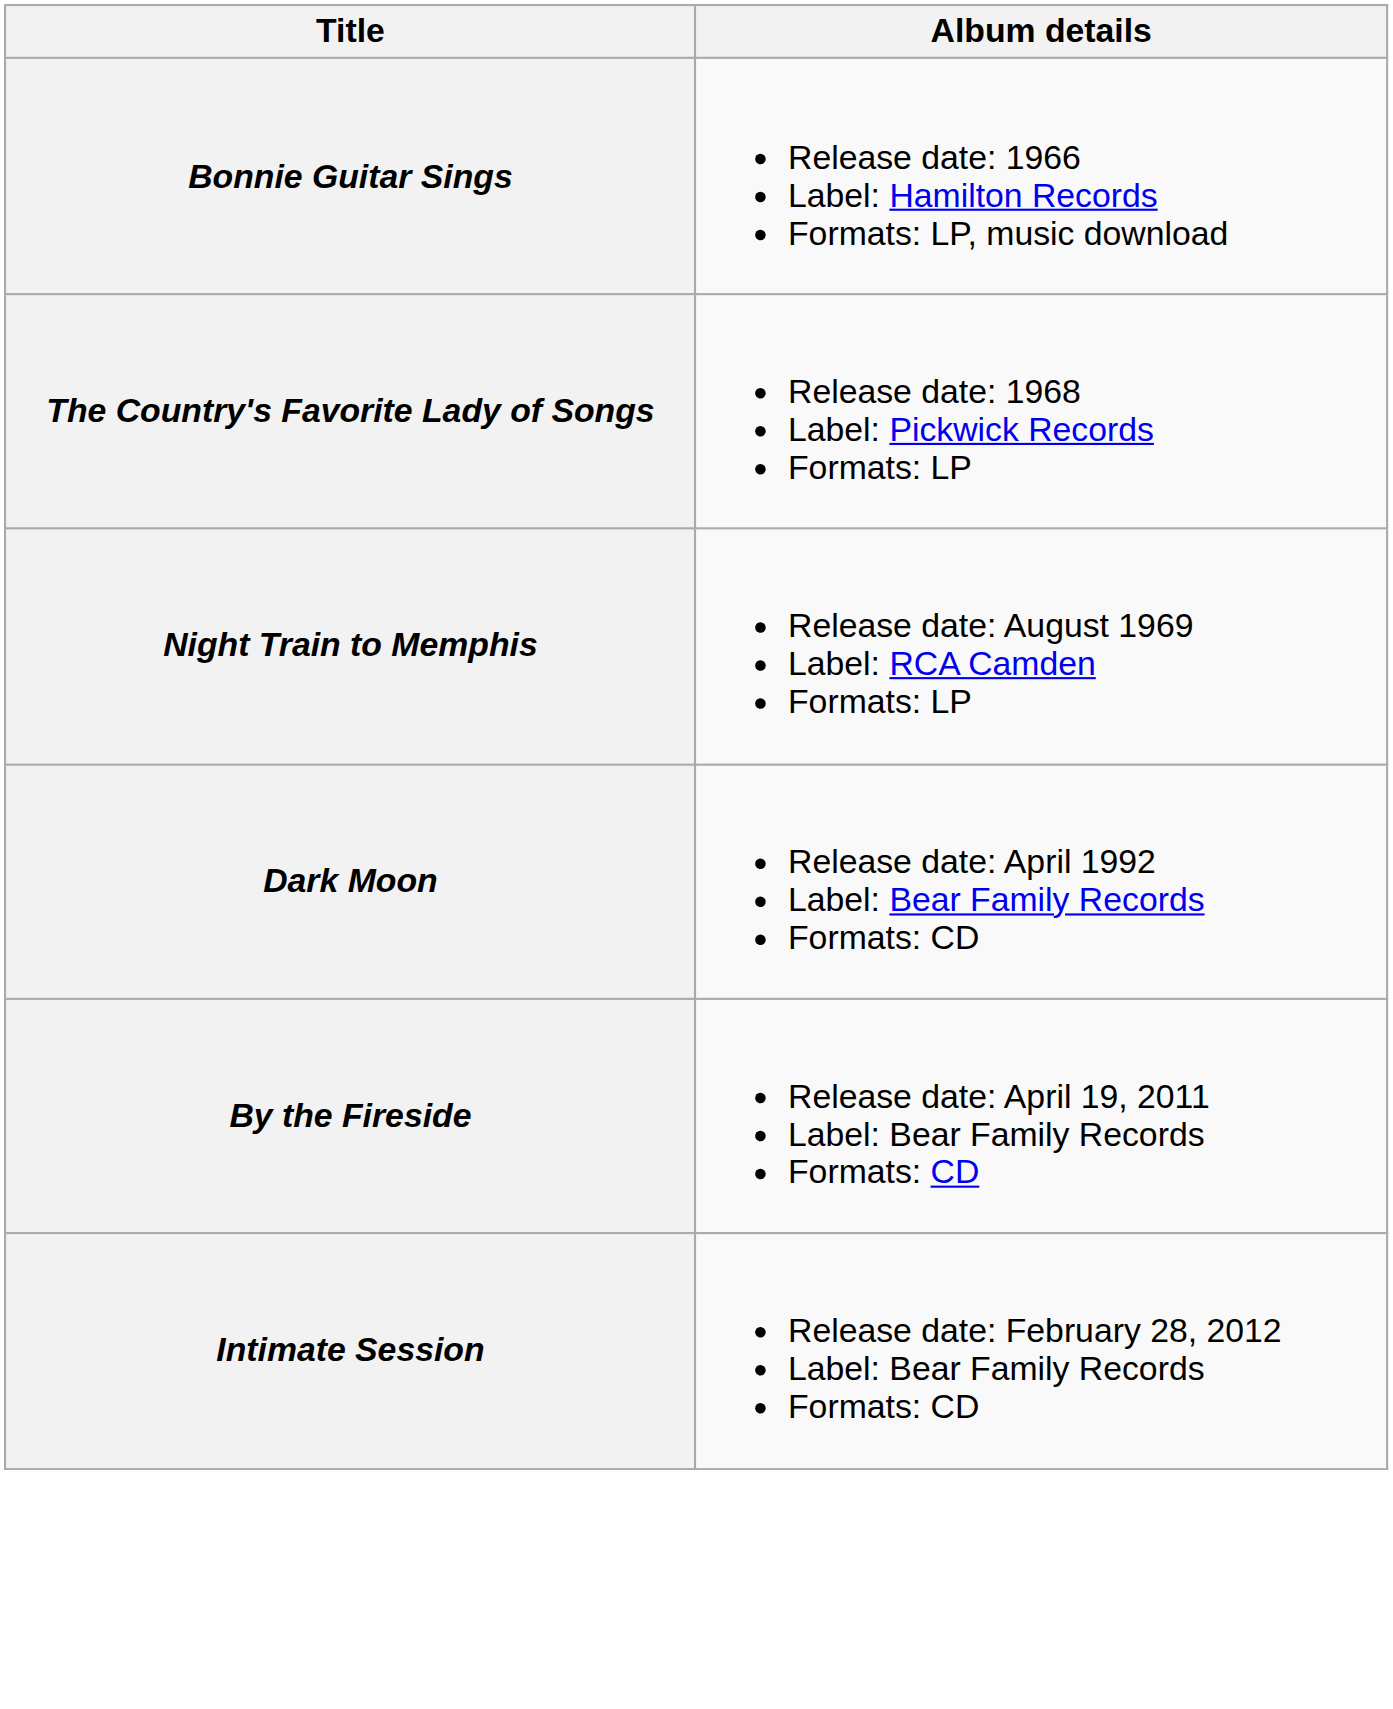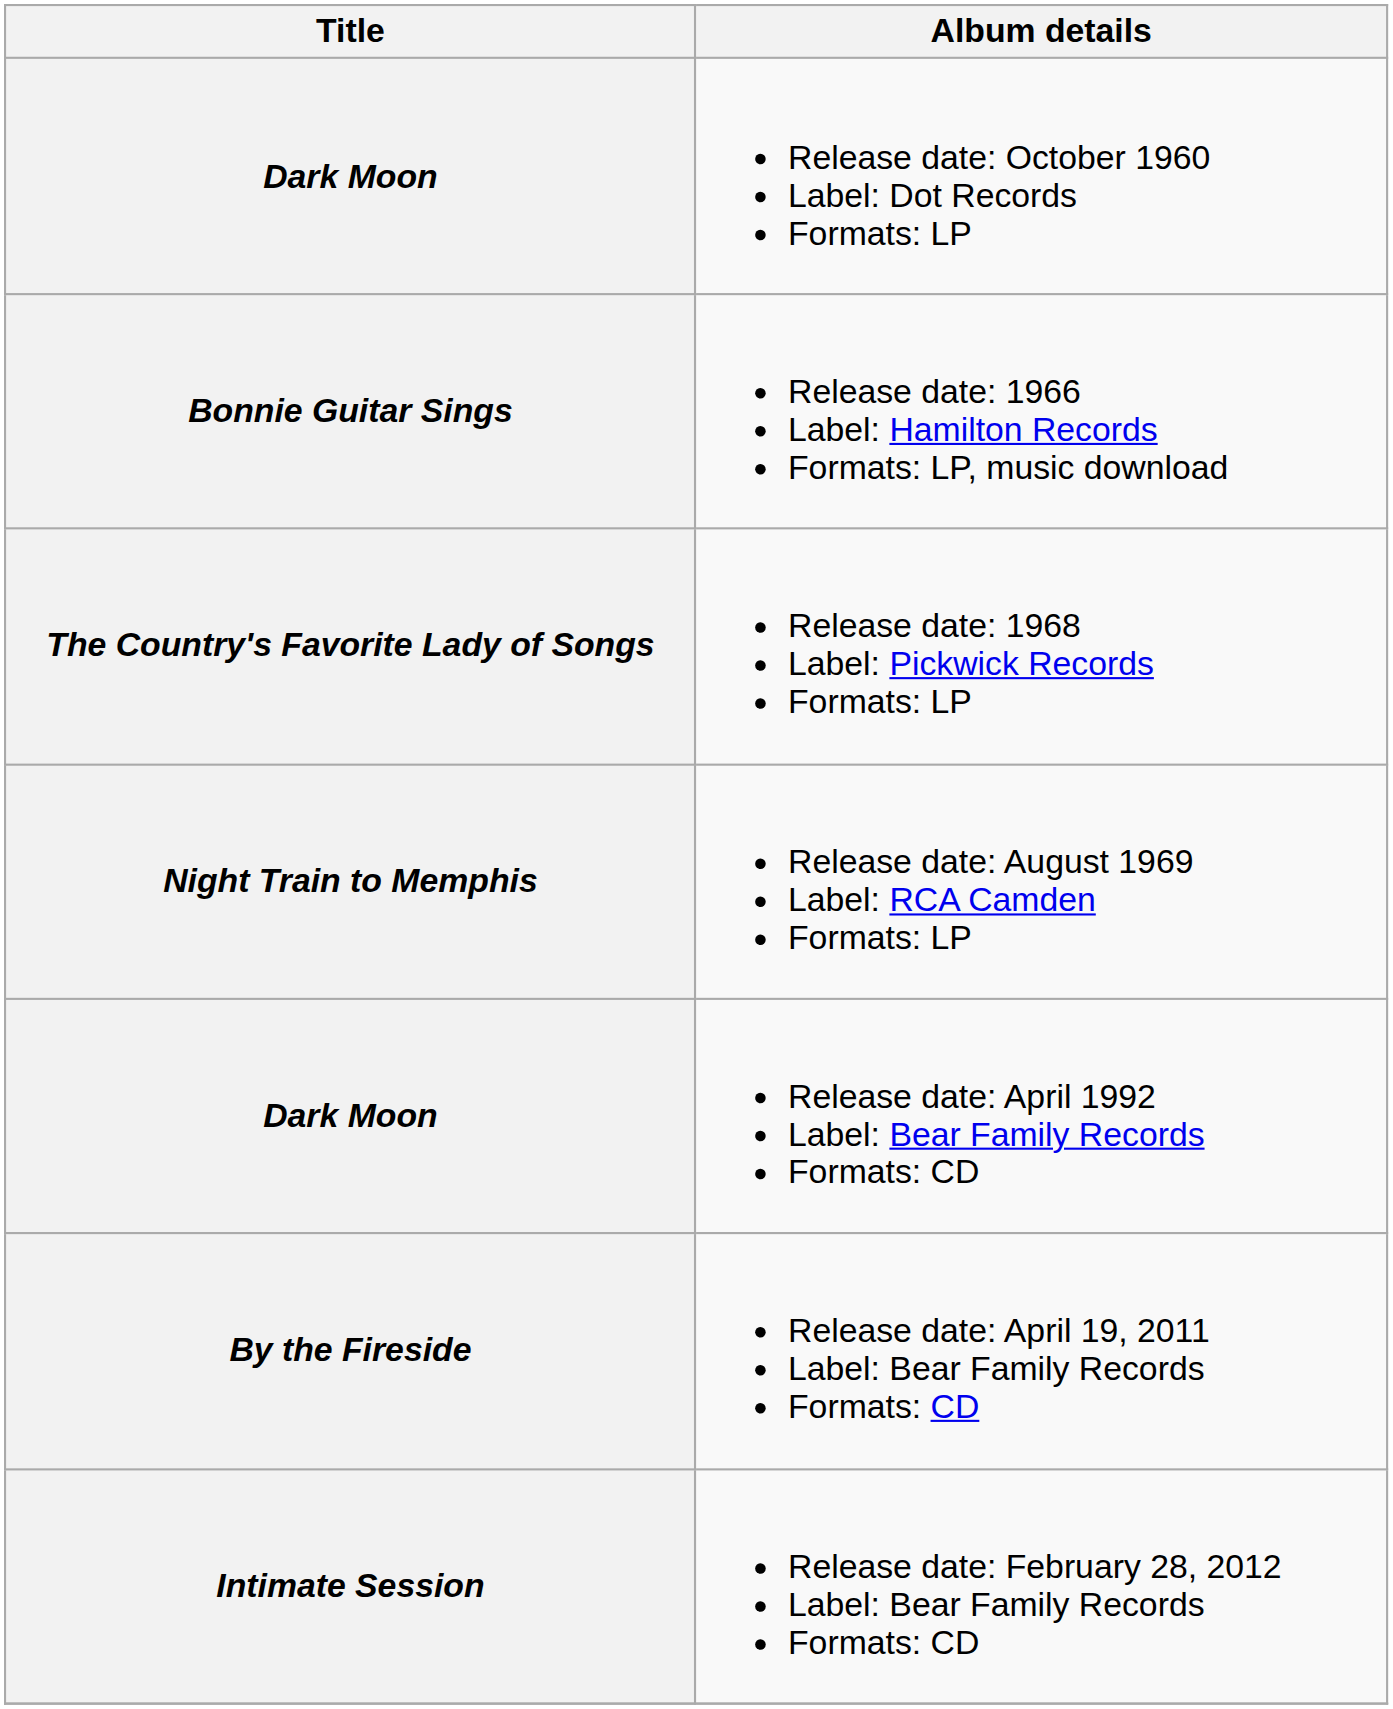+ row: (1041, 195)
